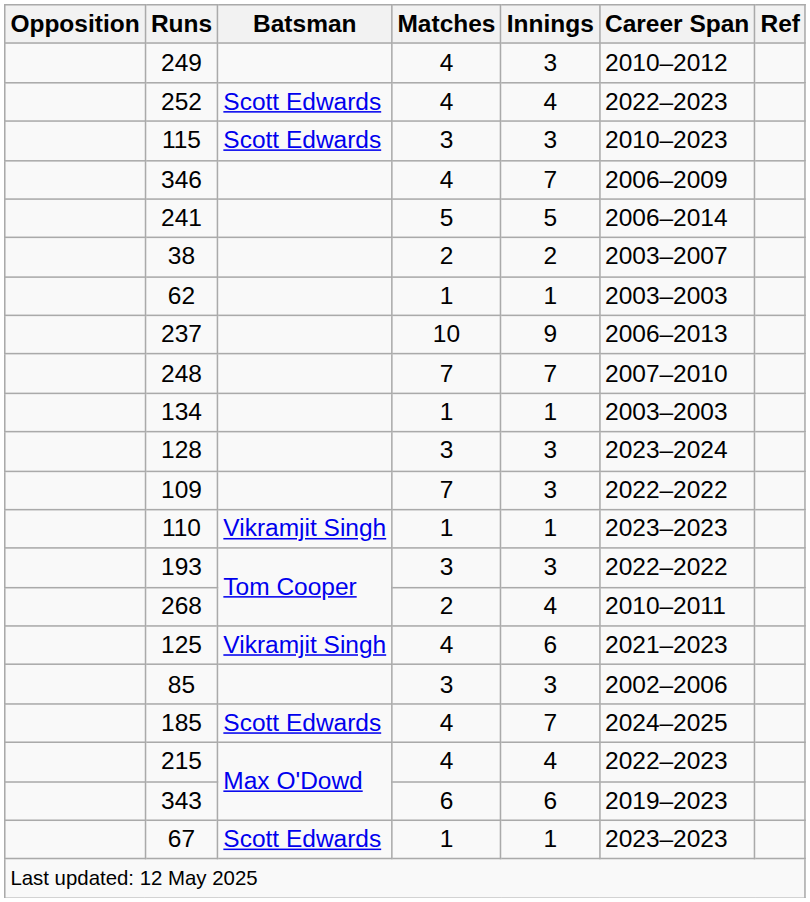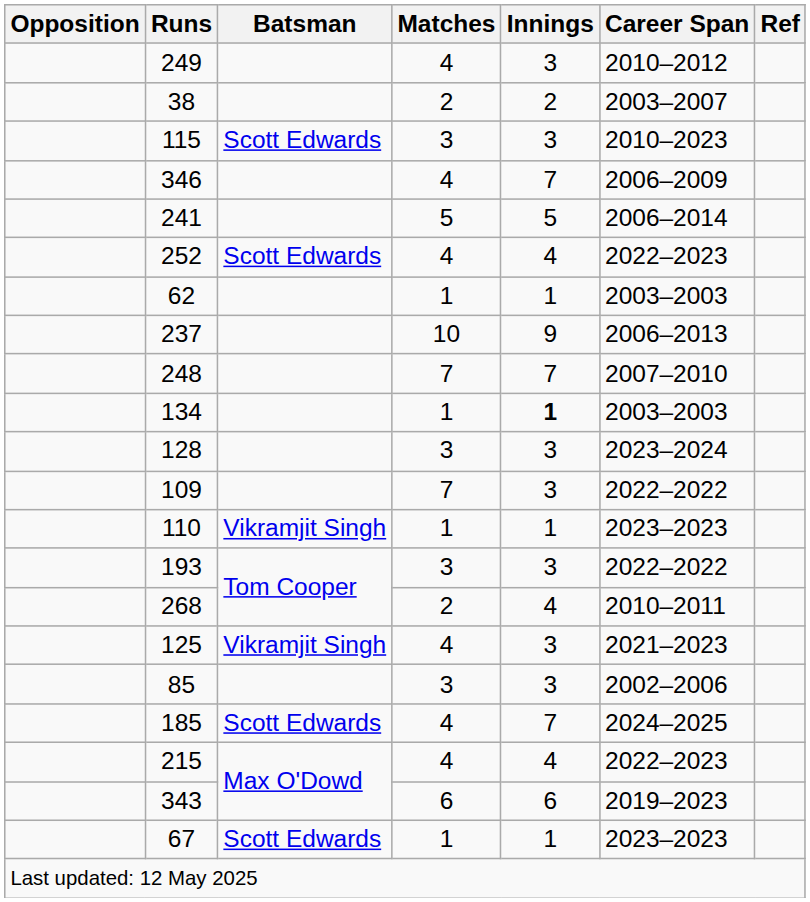rows swapped: (181, 256) <-> (181, 101)
(550, 412) normal -> (550, 412) bold
(550, 645) 6 -> (550, 645) 3
